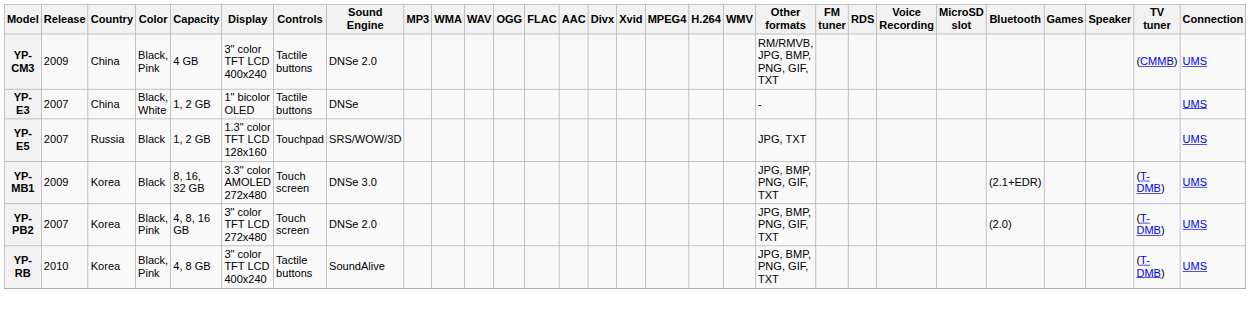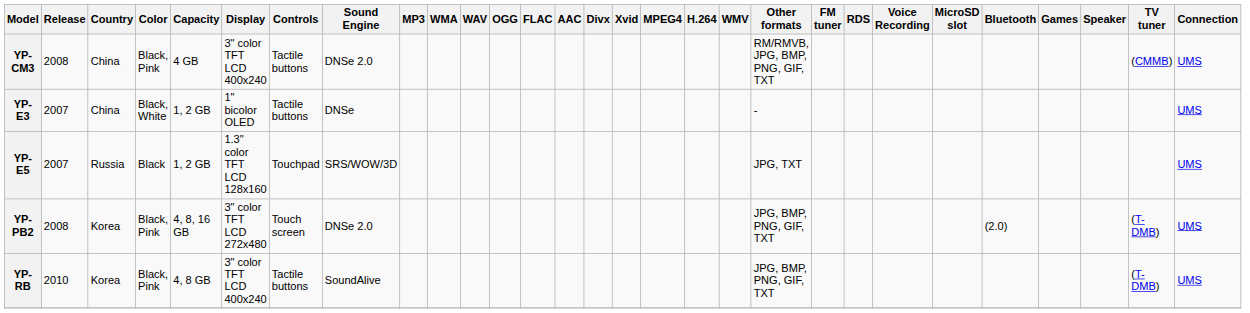(56, 61) 2009 -> (56, 61) 2008
- row: (23, 182)
(56, 224) 2007 -> (56, 226) 2008
